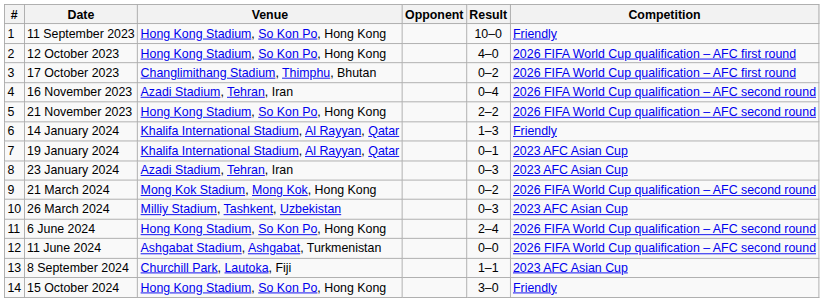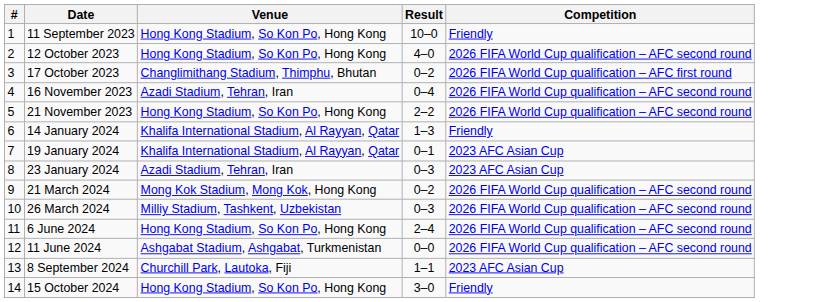- column: (434, 14)
(655, 53) 2026 FIFA World Cup qualification – AFC first round -> (600, 53) 2026 FIFA World Cup qualification – AFC second round
(570, 209) 2023 AFC Asian Cup -> (600, 209) 2026 FIFA World Cup qualification – AFC second round
